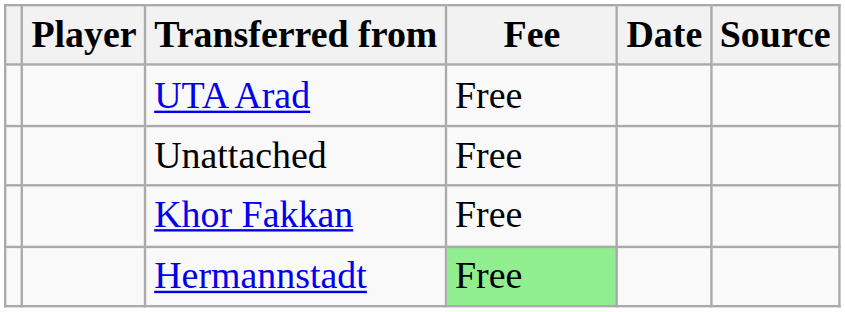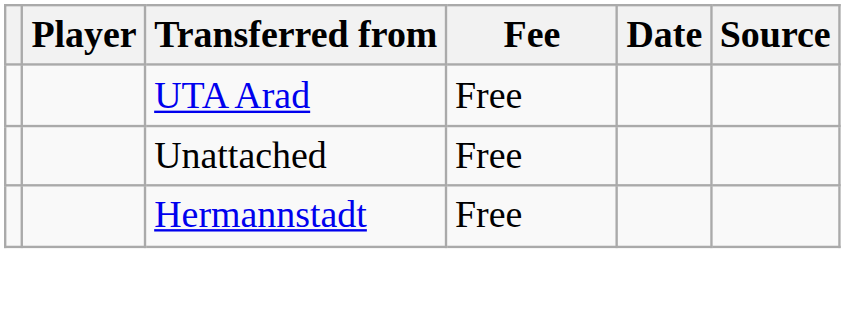- row: (254, 214)
(489, 275) lightgreen background -> (489, 214) no background
